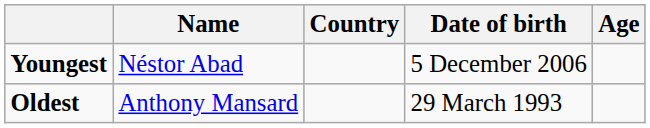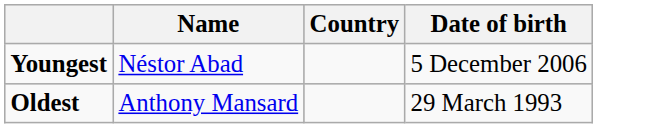- column: (619, 24)
